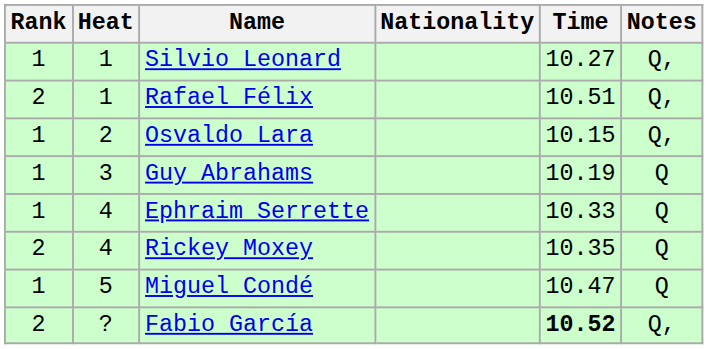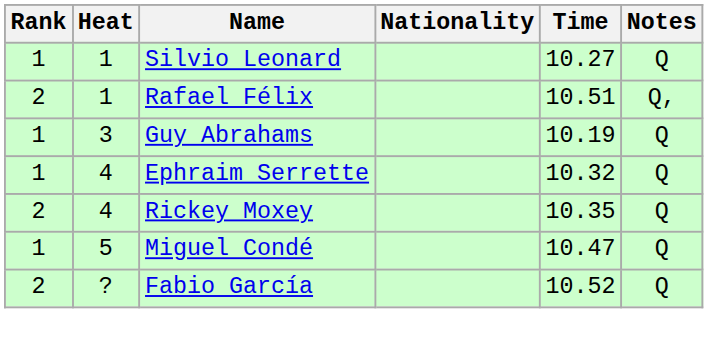(662, 62) Q, -> (662, 62) Q
- row: (229, 137)
(581, 213) 10.33 -> (581, 175) 10.32
(581, 326) bold -> (581, 288) normal
(662, 326) Q, -> (662, 288) Q
